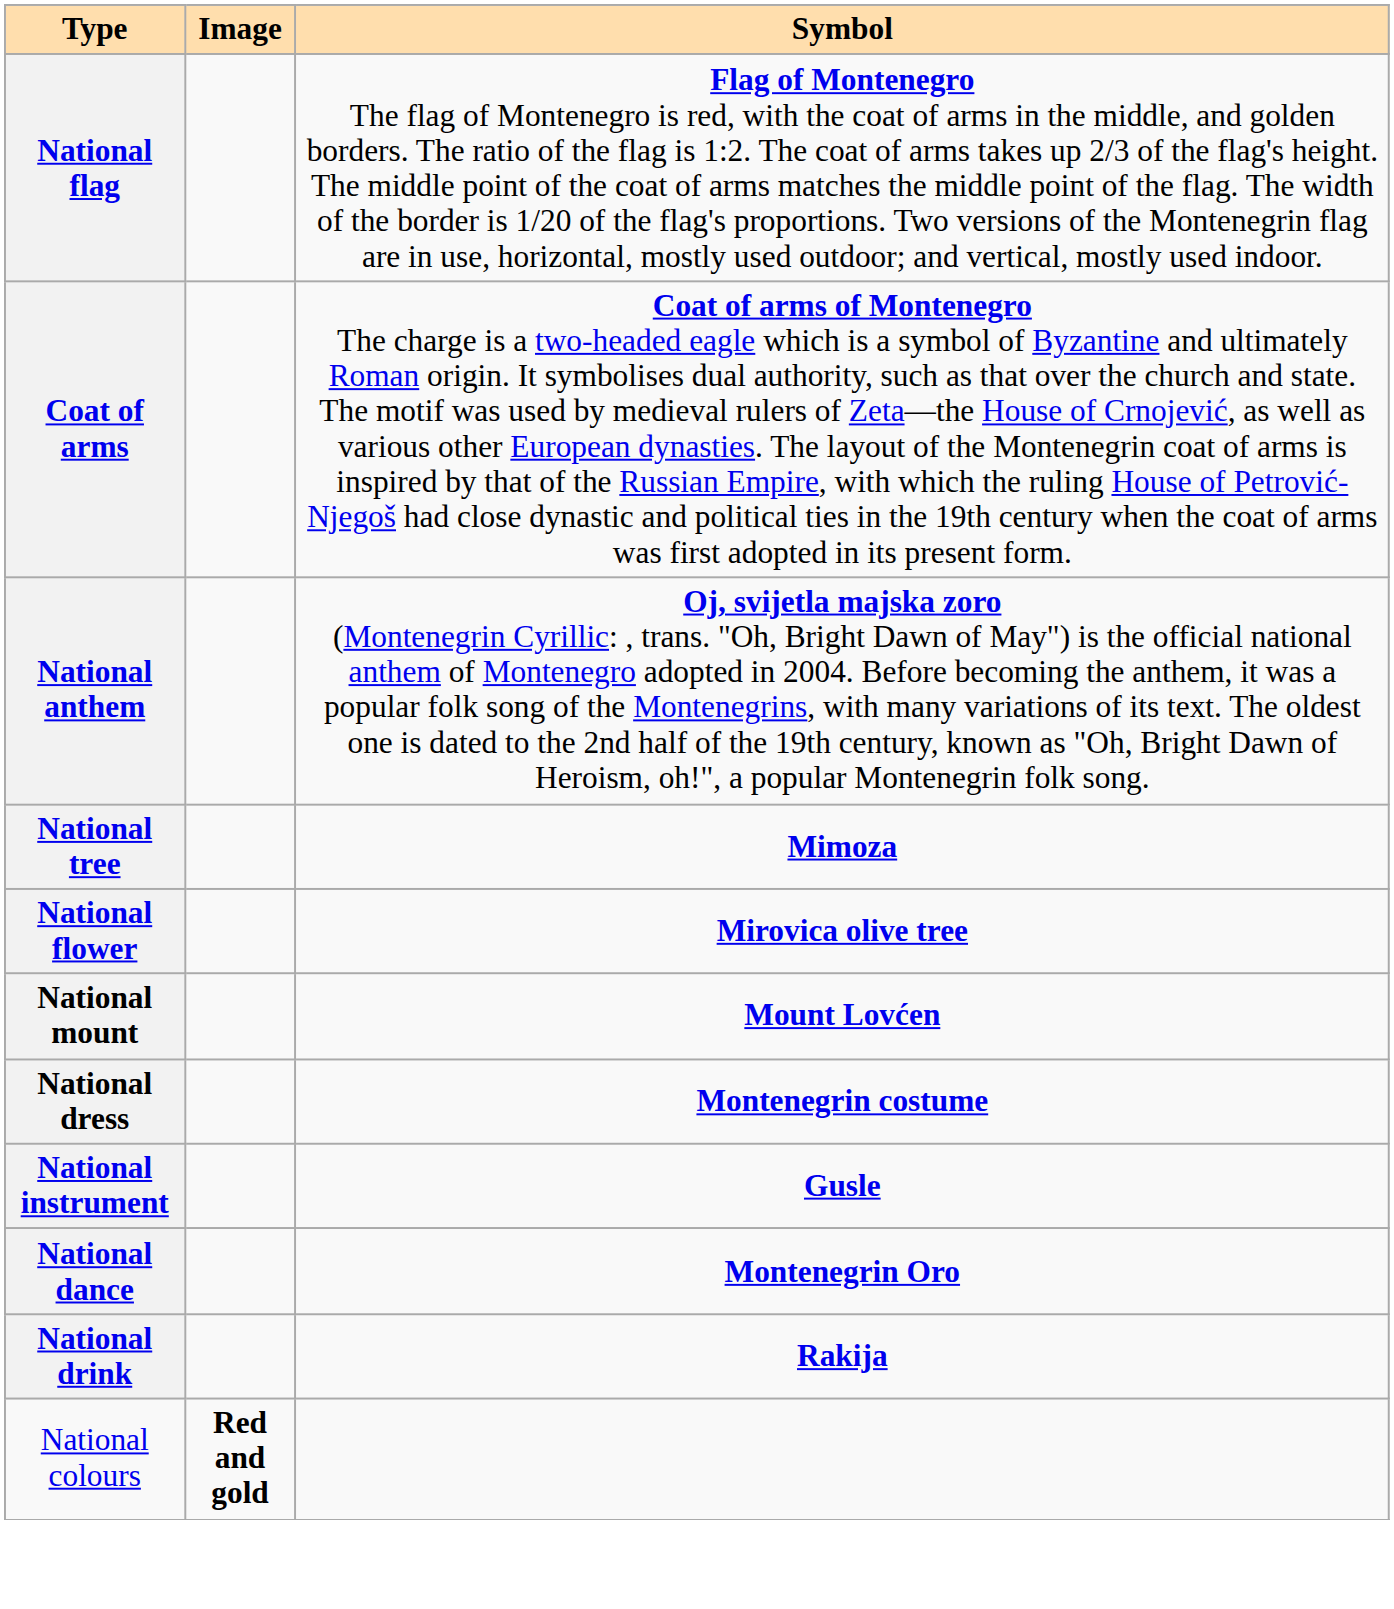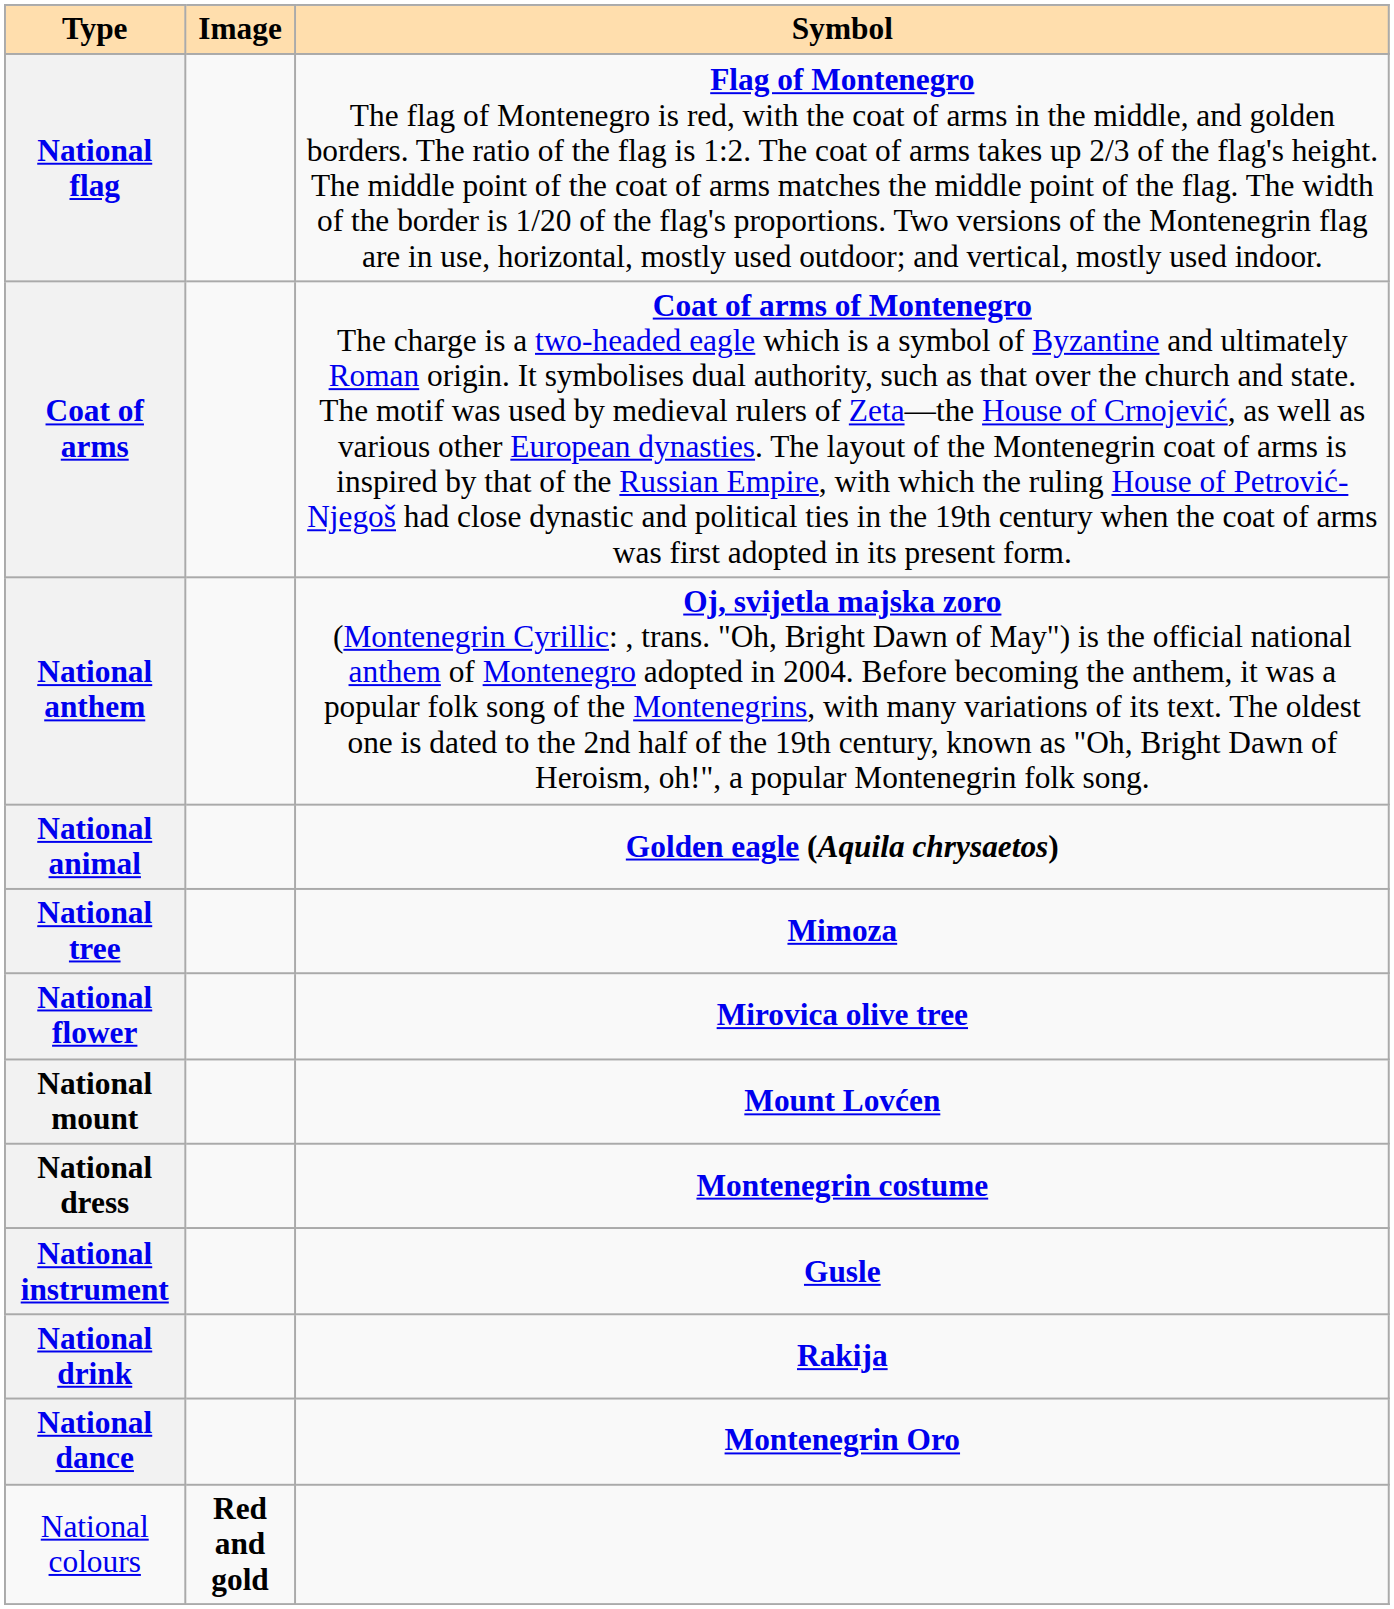+ row: (95, 845)
rows swapped: (95, 1270) <-> (95, 1355)
